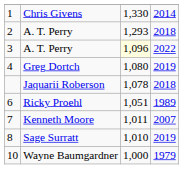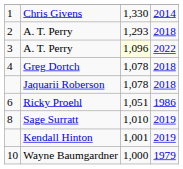(136, 66) 1,080 -> (136, 66) 1,078
(165, 66) 2019 -> (165, 66) 2018
(165, 102) 1989 -> (165, 102) 1986
- row: (10, 119)
+ row: (13, 138)
